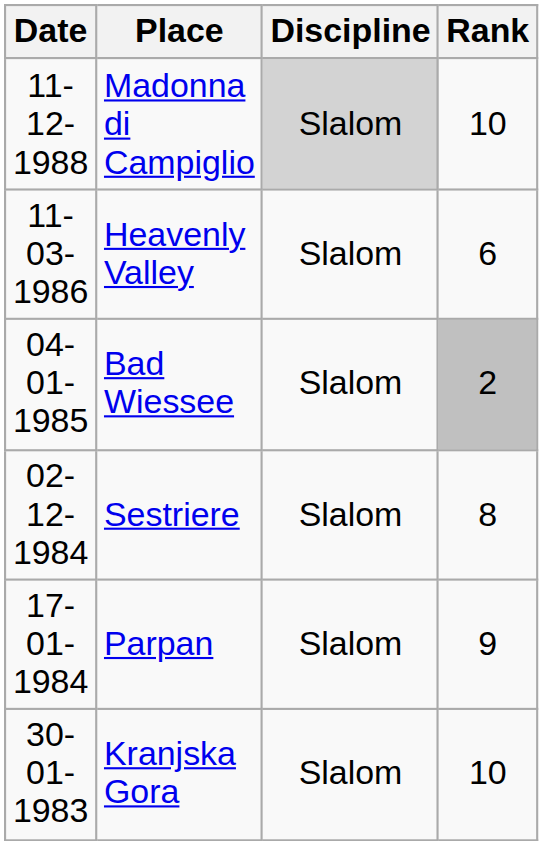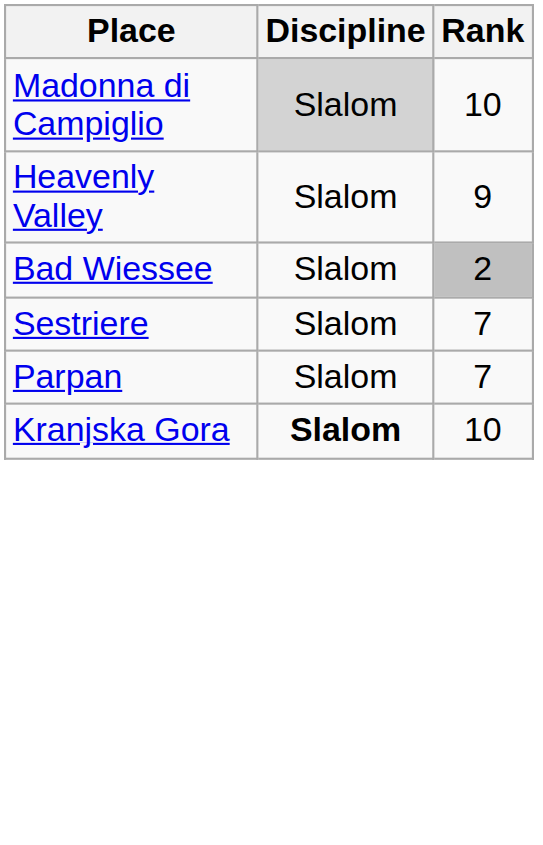- column: (51, 31)
(488, 253) 6 -> (483, 196) 9
(488, 513) 8 -> (483, 322) 7
(488, 643) 9 -> (483, 376) 7
(351, 773) normal -> (346, 430) bold
